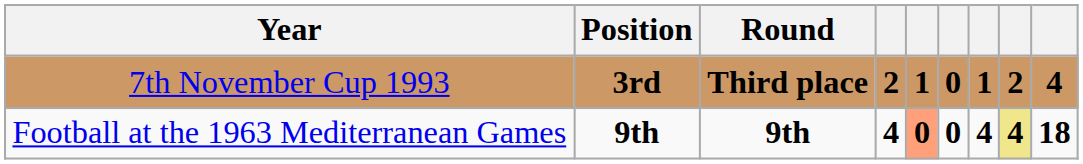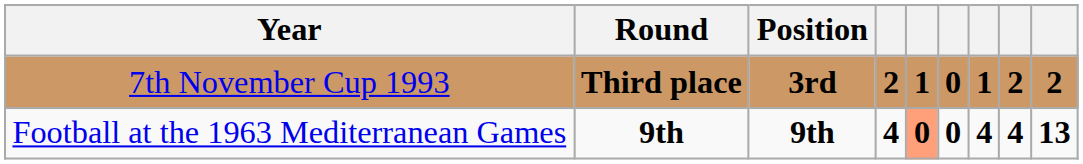columns swapped: (788, 30) <-> (637, 30)
(1054, 81) 4 -> (1054, 81) 2
(1015, 132) khaki background -> (1015, 132) no background
(1054, 132) 18 -> (1054, 132) 13
